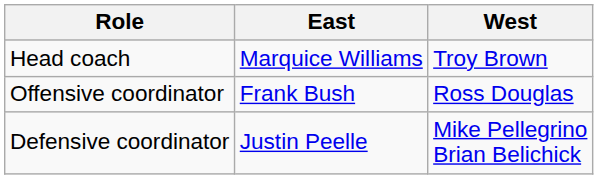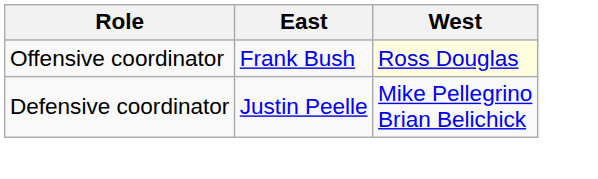- row: (70, 58)
(503, 93) no background -> (448, 58) lightyellow background
